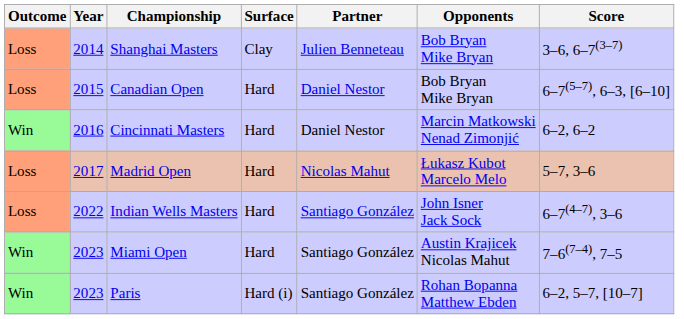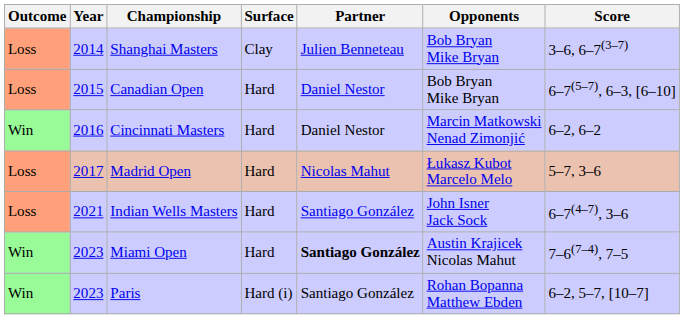(88, 211) 2022 -> (88, 211) 2021
(357, 252) normal -> (360, 252) bold
